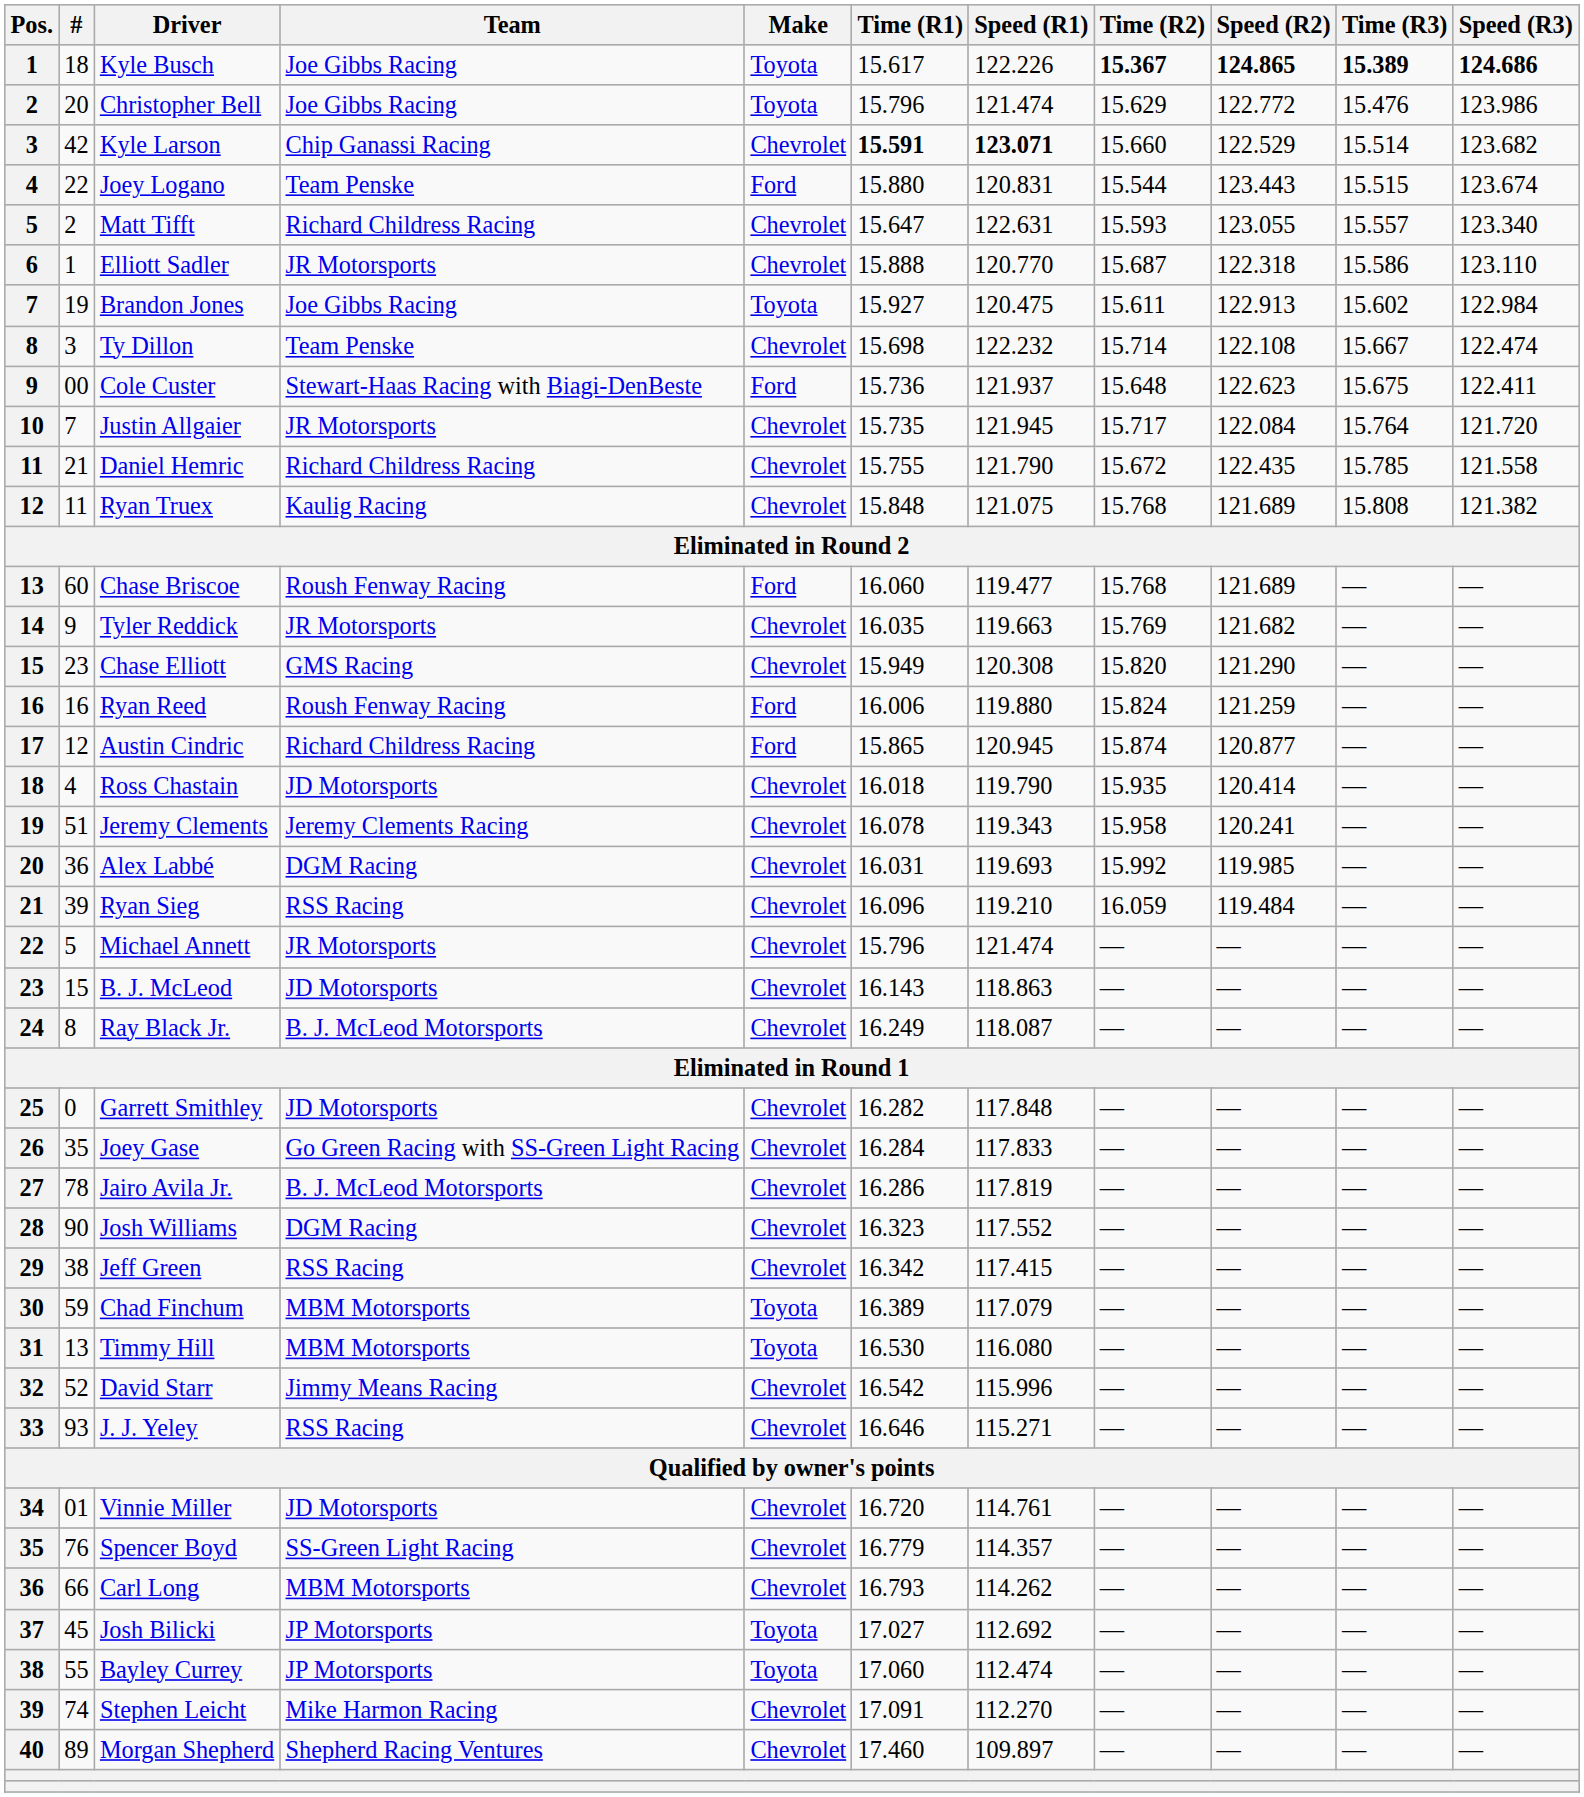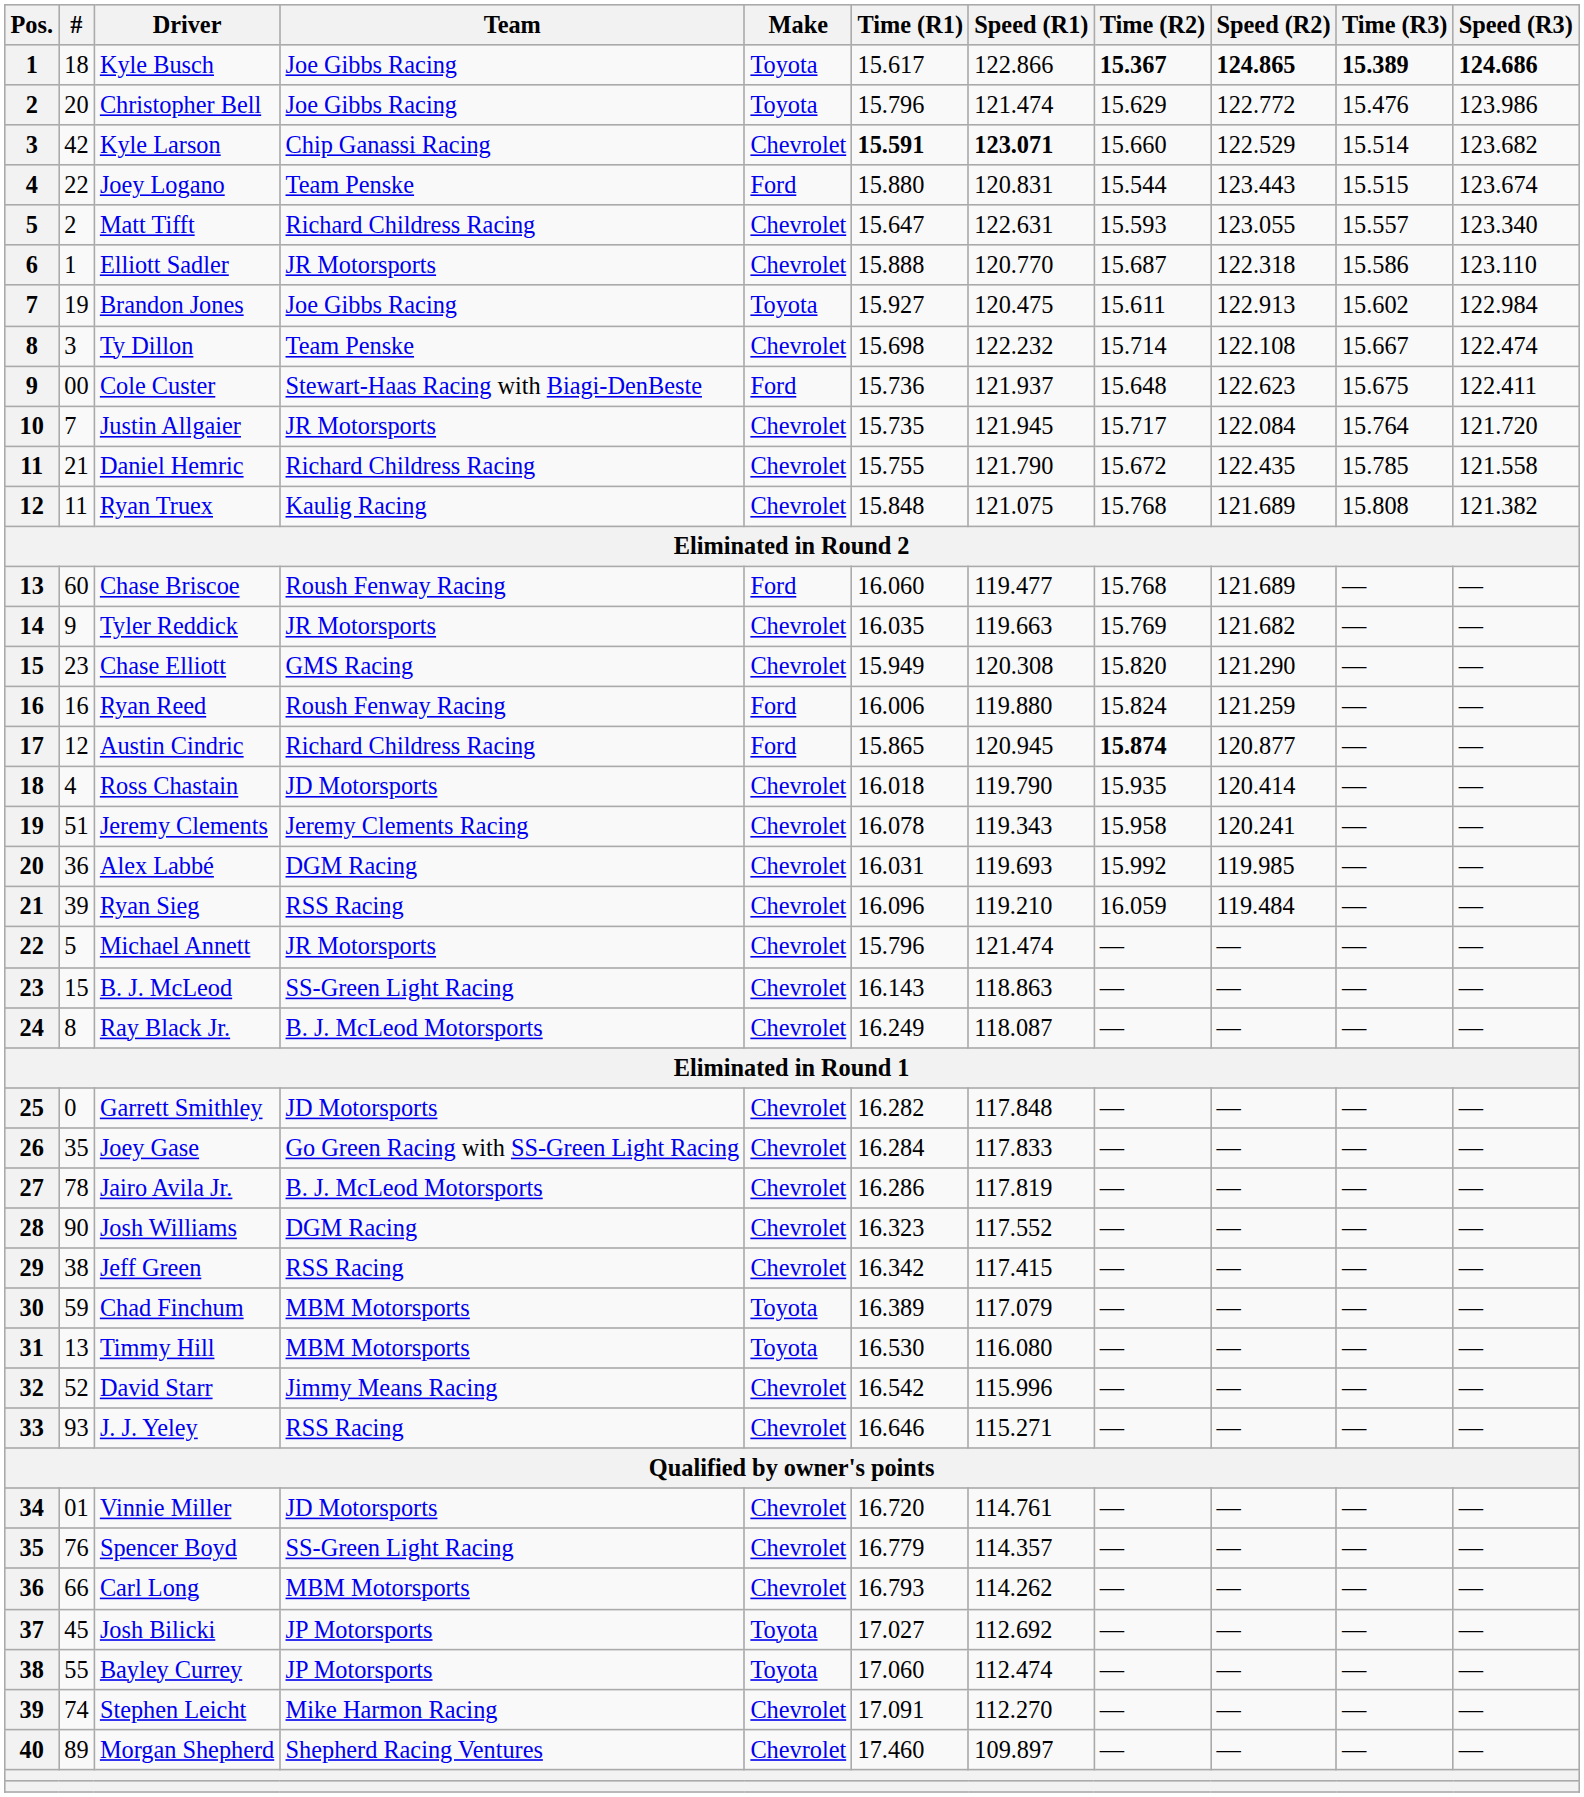(1014, 64) 122.226 -> (1014, 64) 122.866
(1133, 746) normal -> (1133, 746) bold
(361, 987) JD Motorsports -> (400, 987) SS-Green Light Racing
